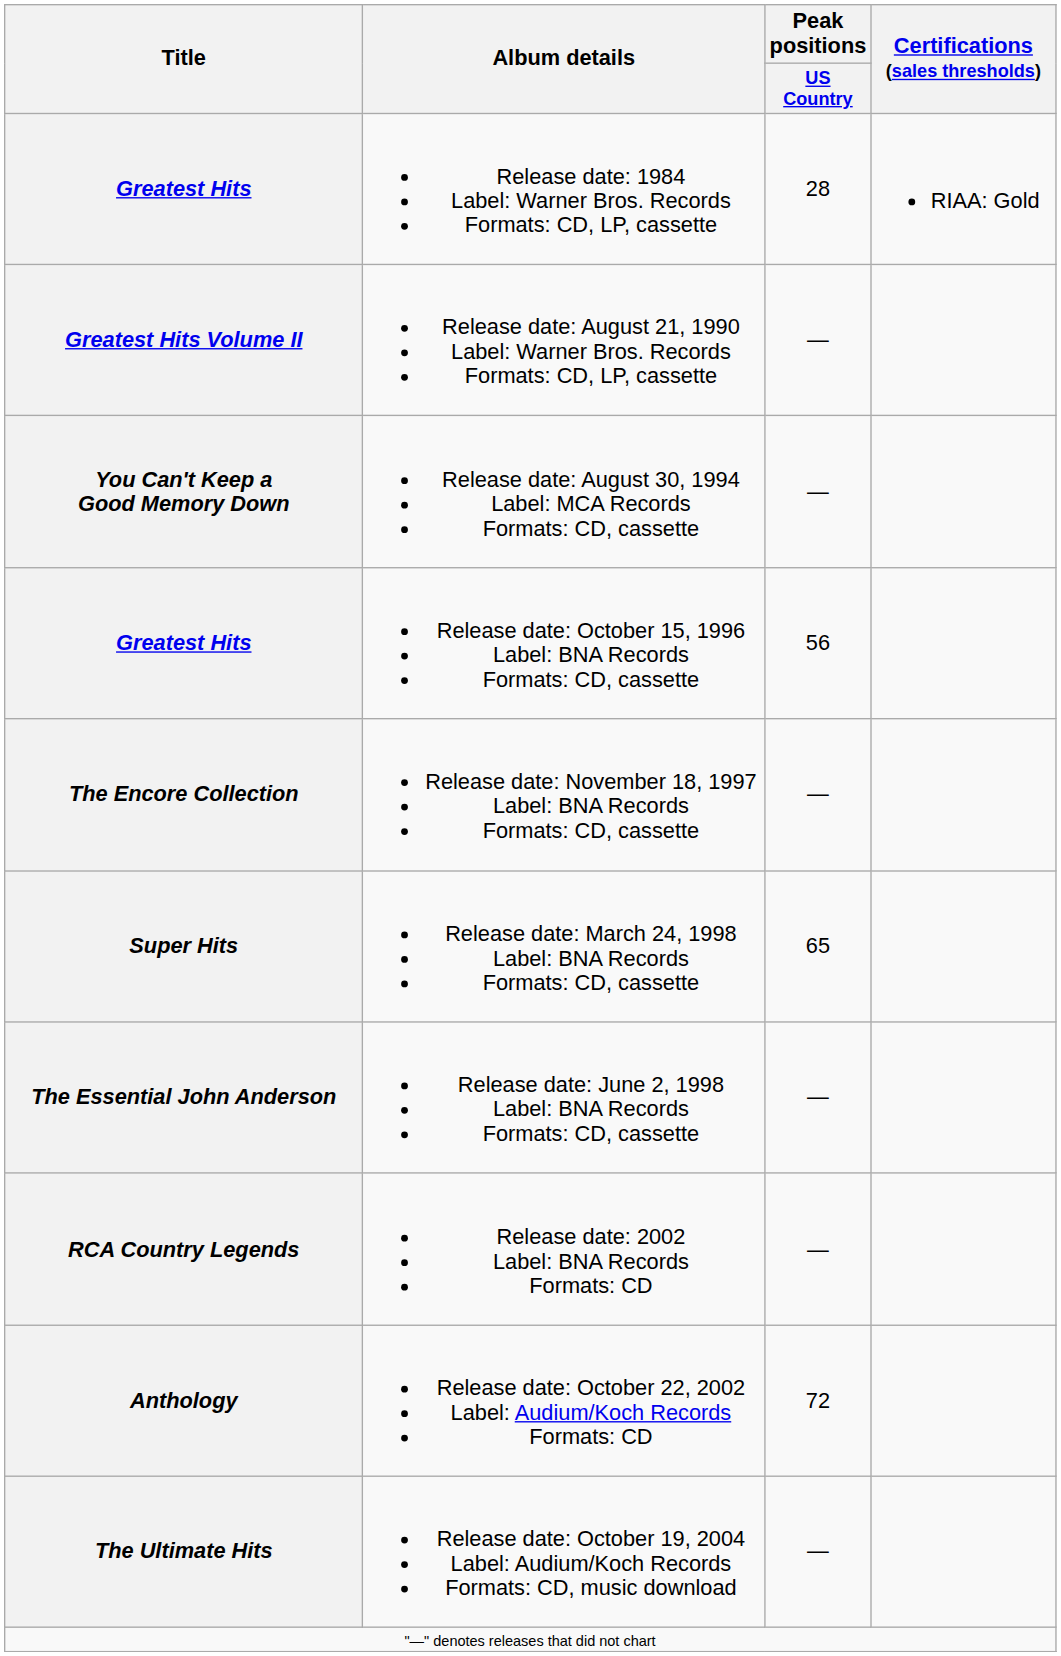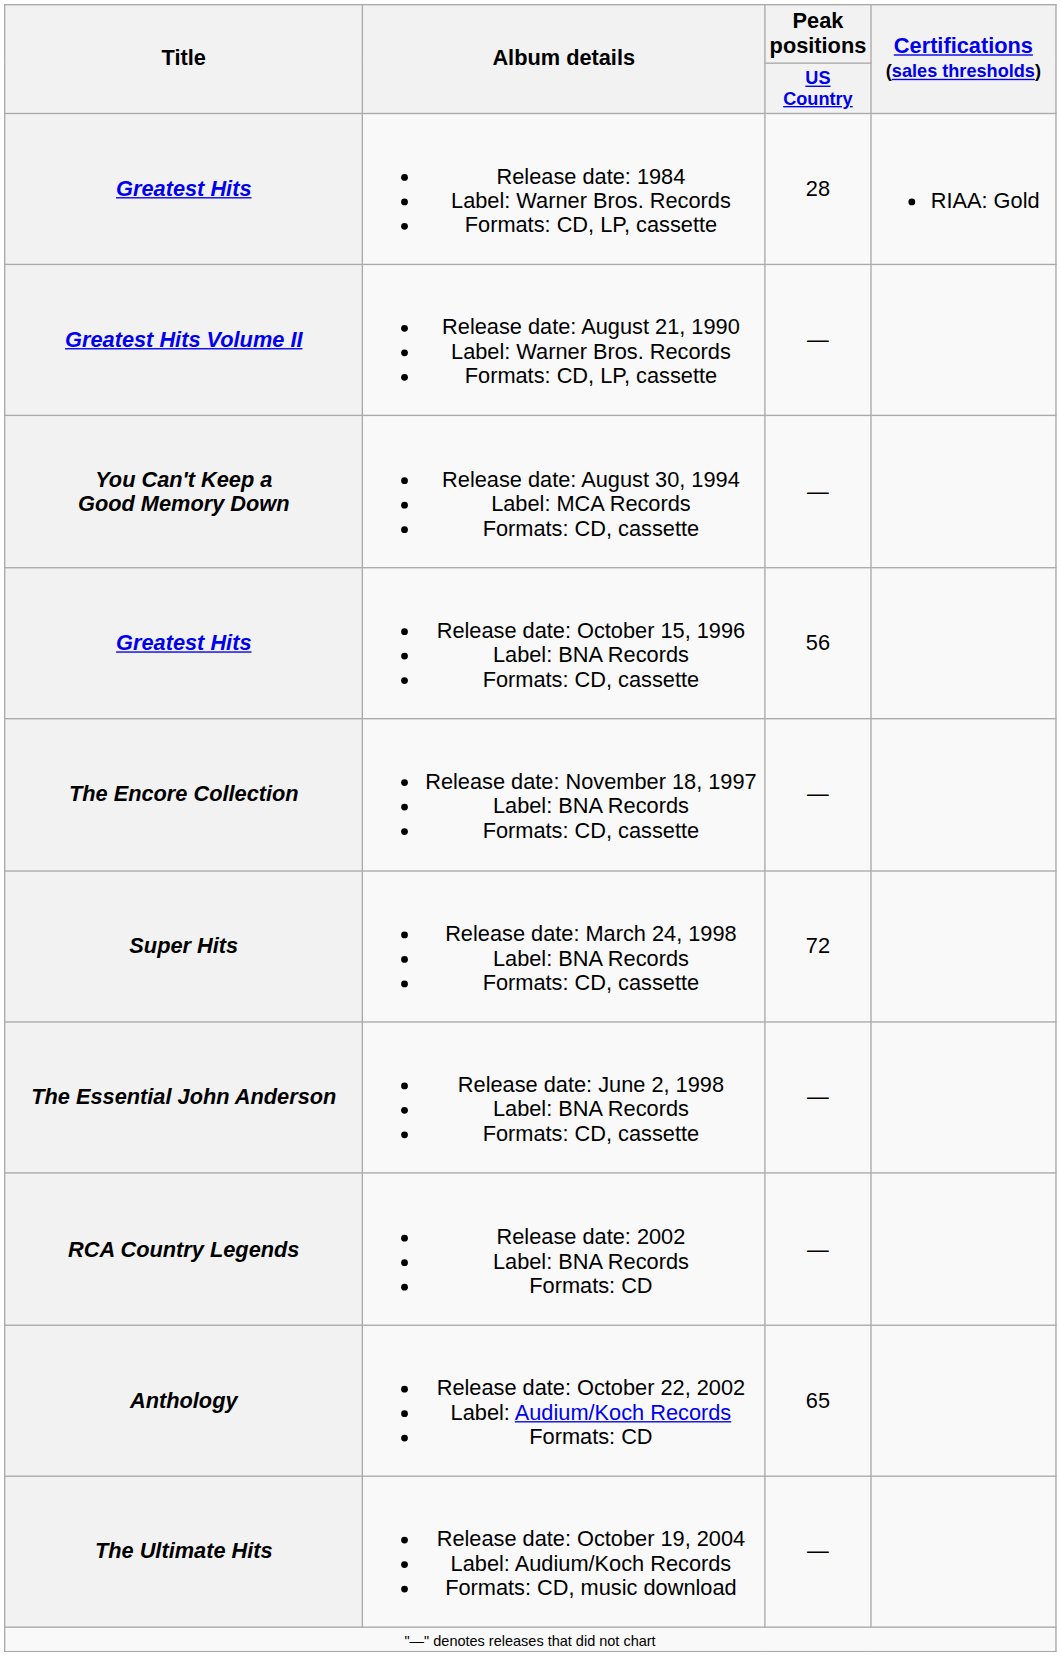(818, 945) 65 -> (818, 945) 72
(818, 1400) 72 -> (818, 1400) 65
